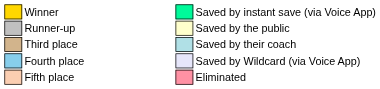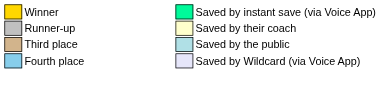(243, 28) Saved by the public -> (246, 28) Saved by their coach
(246, 45) Saved by their coach -> (243, 45) Saved by the public
- row: (49, 77)
